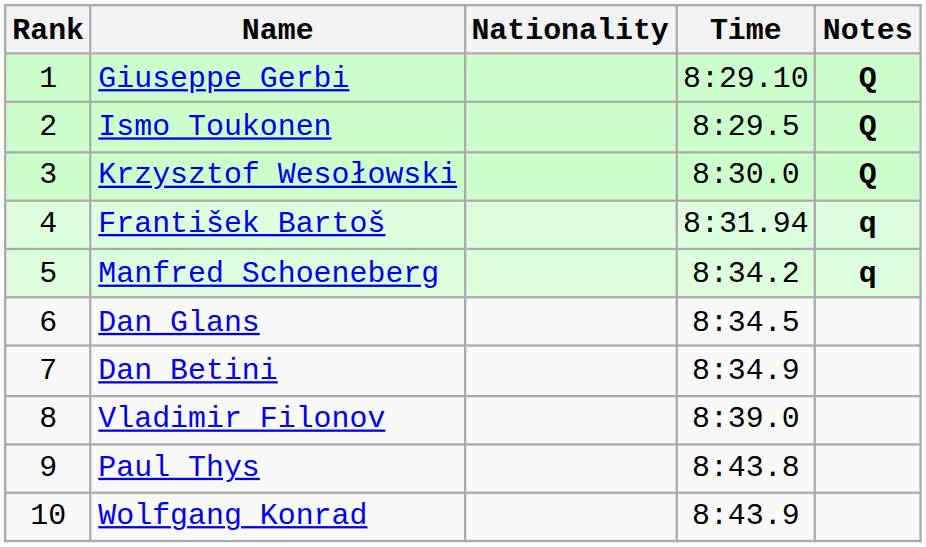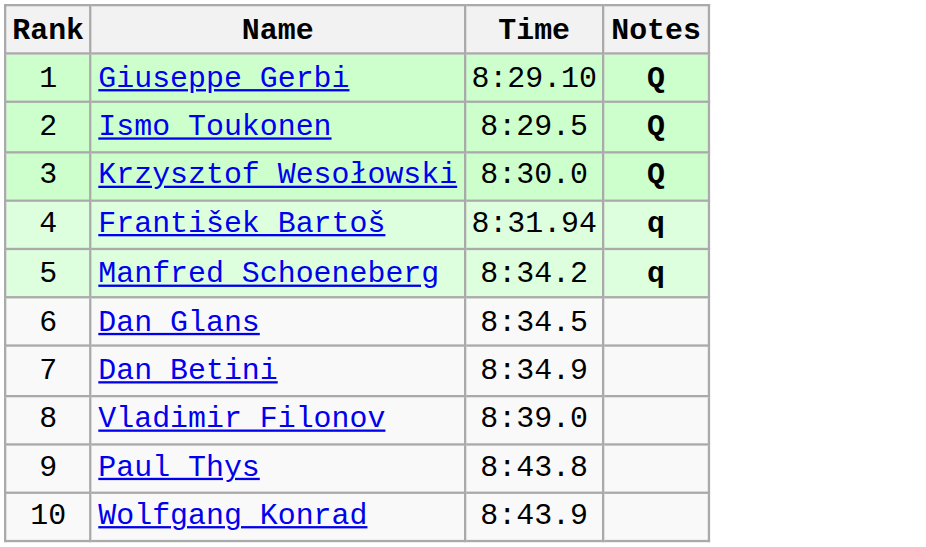- column: (570, 30)
